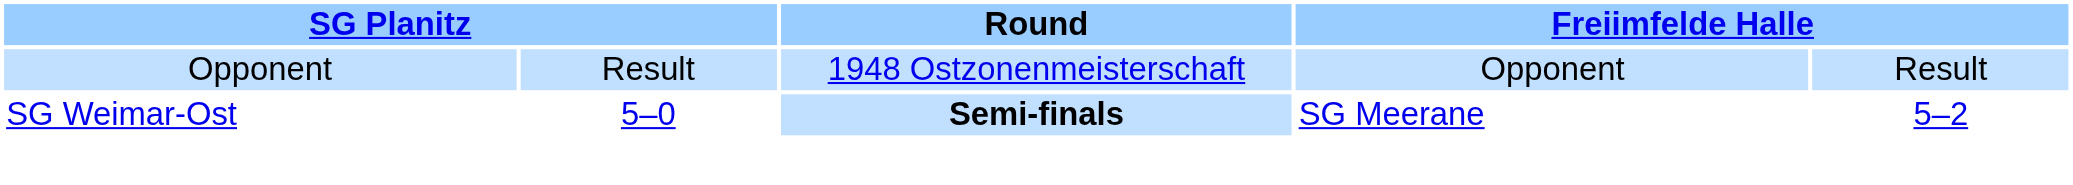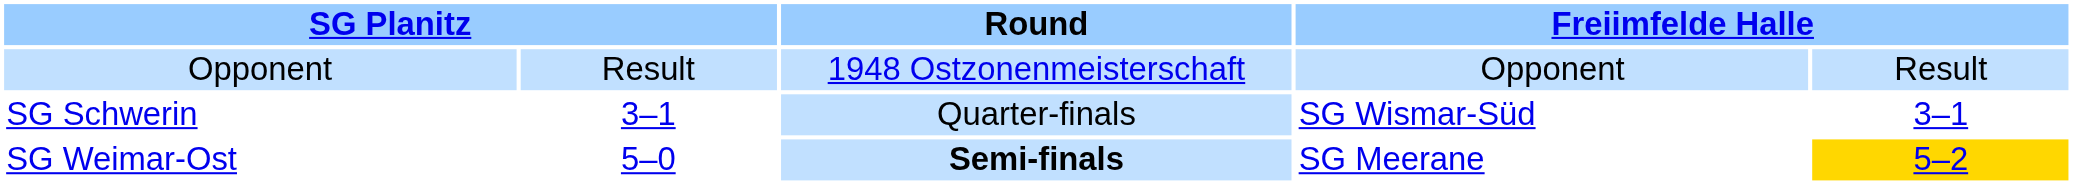+ row: (102, 114)
(1941, 114) no background -> (1941, 159) gold background
